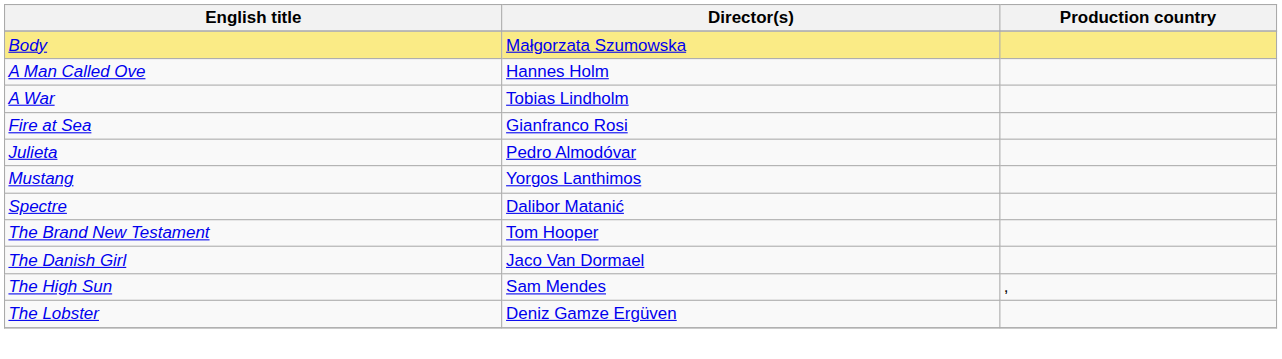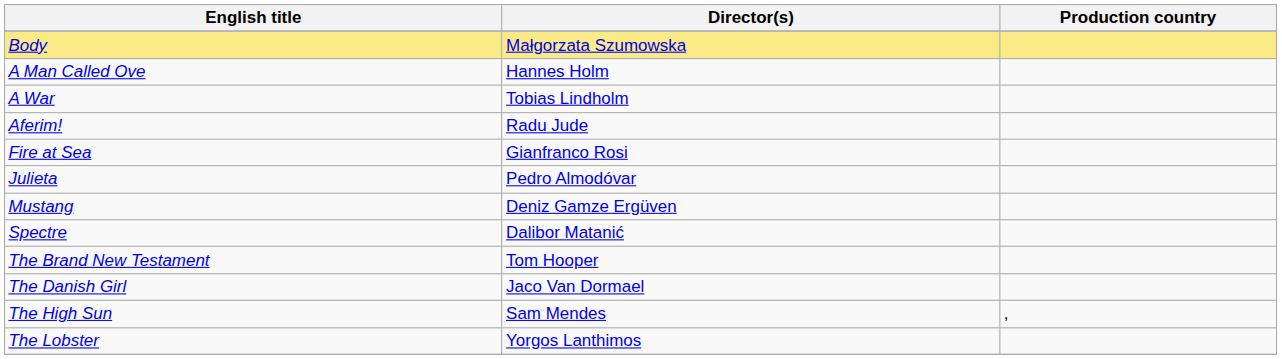+ row: (35, 125)
(574, 179) Yorgos Lanthimos -> (591, 206) Deniz Gamze Ergüven
(591, 313) Deniz Gamze Ergüven -> (574, 340) Yorgos Lanthimos
